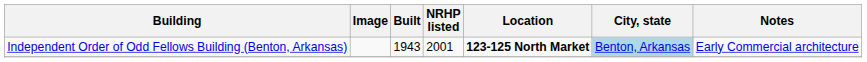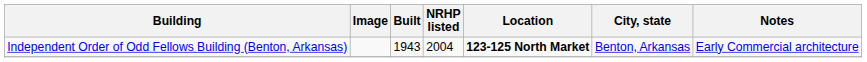(440, 47) 2001 -> (440, 47) 2004
(643, 47) lightblue background -> (643, 47) no background
